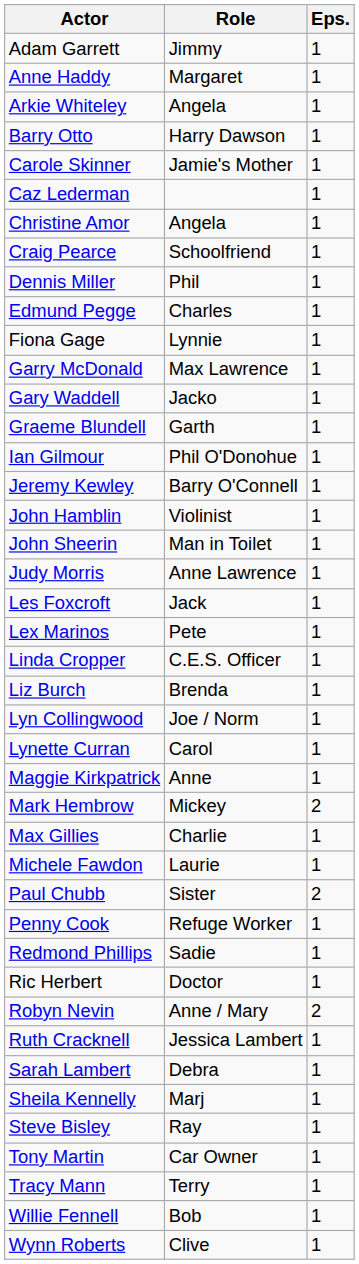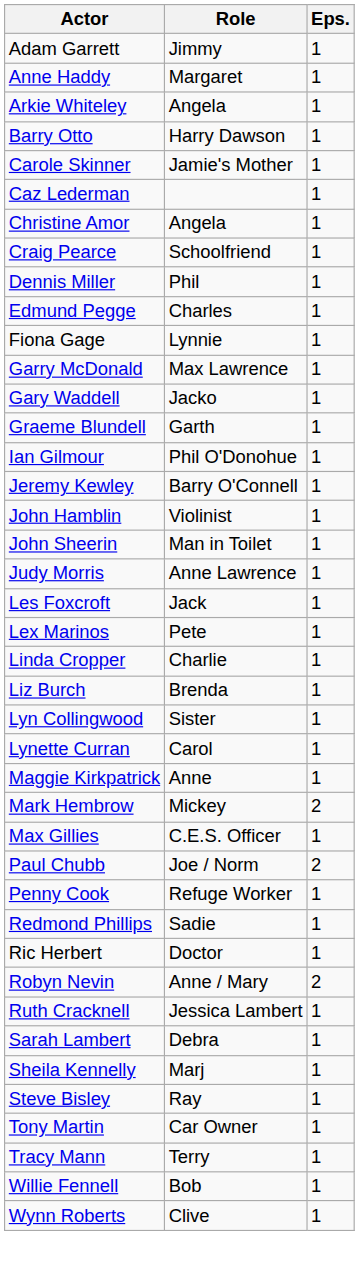(225, 661) C.E.S. Officer -> (198, 661) Charlie
(214, 719) Joe / Norm -> (192, 719) Sister
(198, 836) Charlie -> (225, 836) C.E.S. Officer
- row: (76, 865)
(192, 894) Sister -> (214, 865) Joe / Norm
